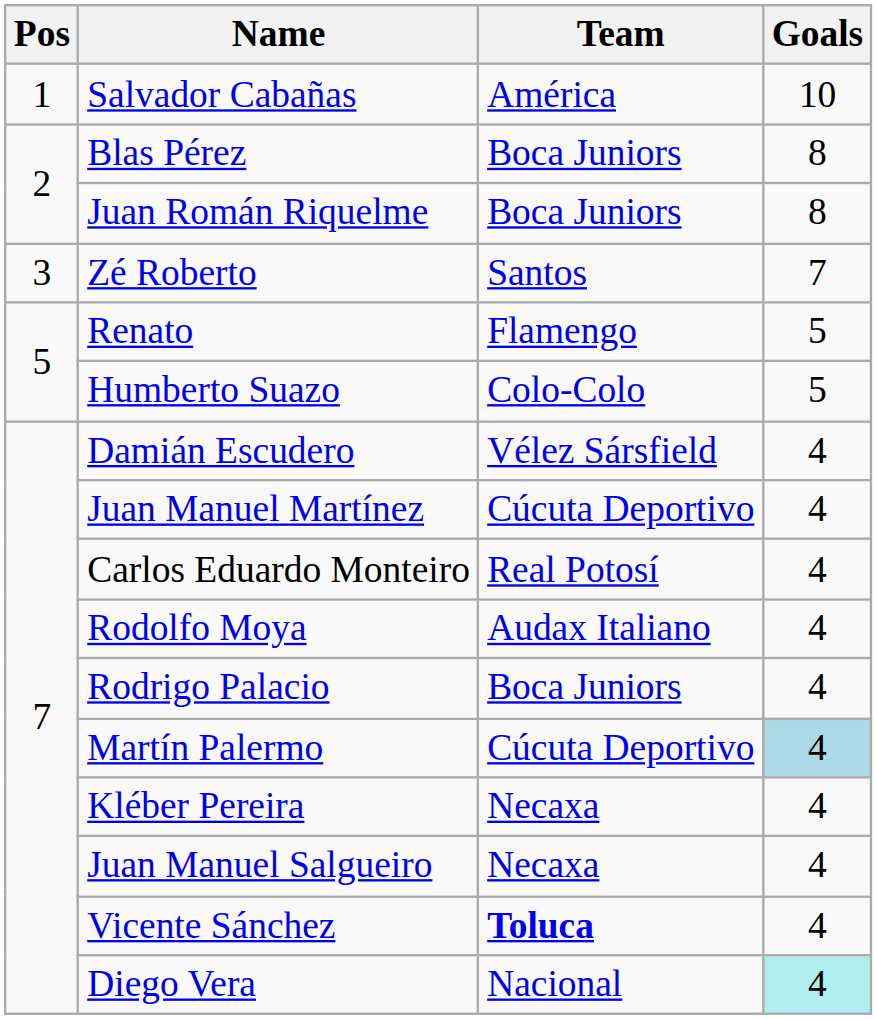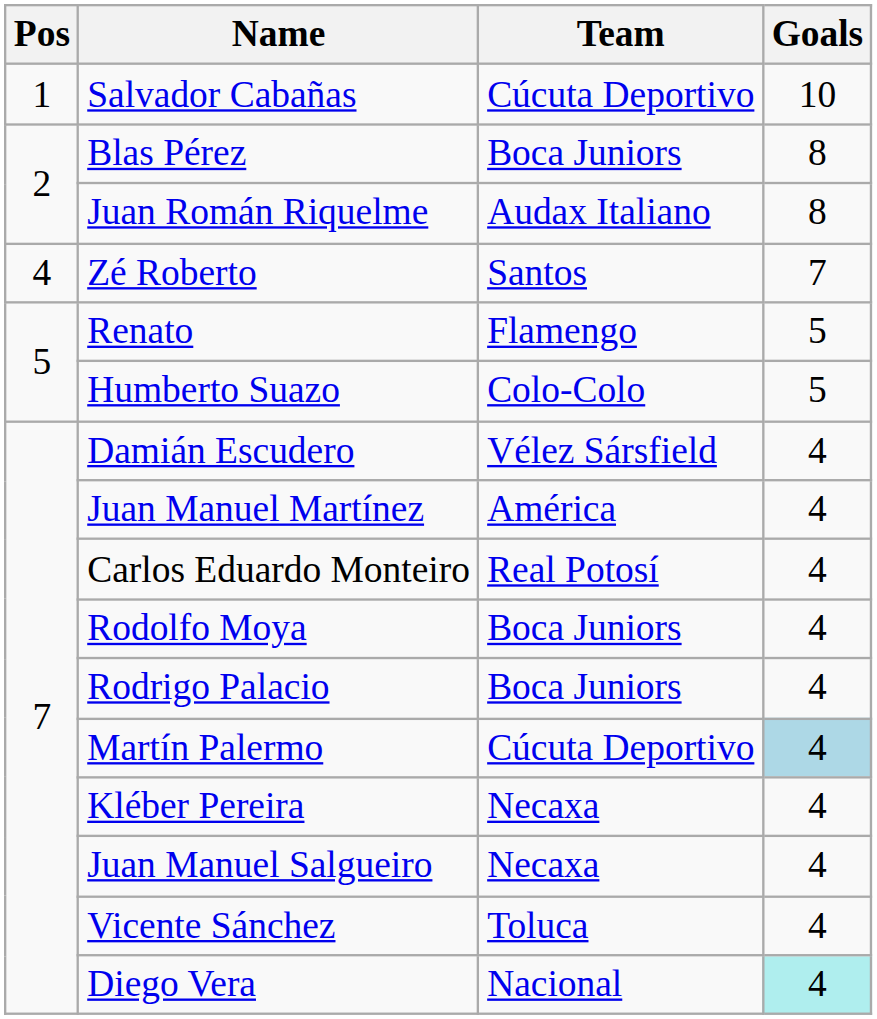(552, 93) América -> (621, 93) Cúcuta Deportivo
(584, 212) Boca Juniors -> (599, 212) Audax Italiano
(42, 271) 3 -> (42, 271) 4
(621, 509) Cúcuta Deportivo -> (552, 509) América
(599, 627) Audax Italiano -> (584, 627) Boca Juniors
(541, 924) bold -> (538, 924) normal
